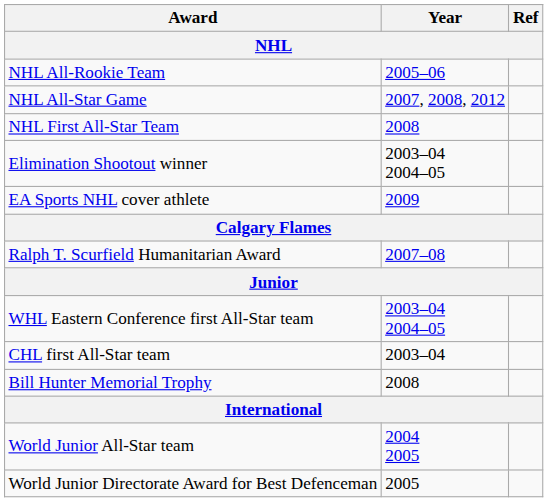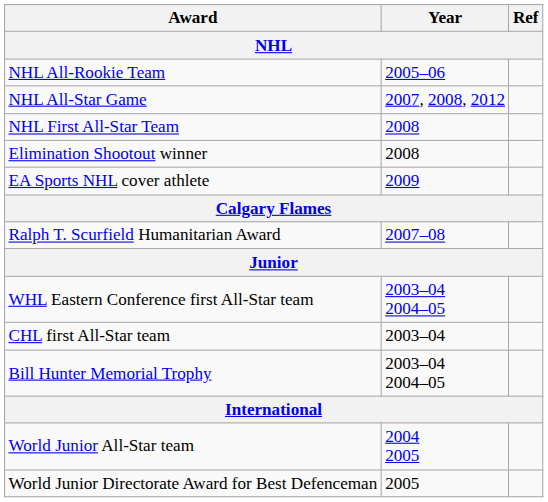(415, 163) 2003–04 2004–05 -> (402, 153) 2008
(402, 382) 2008 -> (415, 372) 2003–04 2004–05
